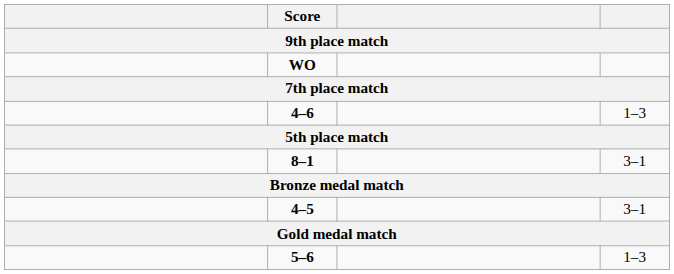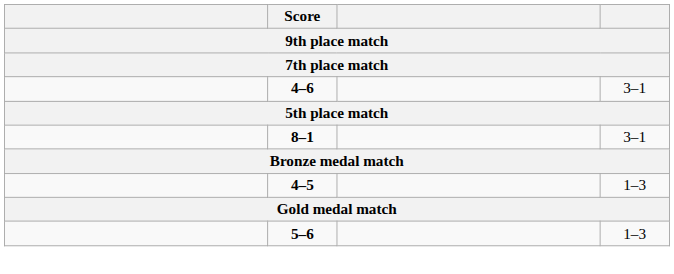- row: (302, 64)
(635, 112) 1–3 -> (635, 88) 3–1
(635, 209) 3–1 -> (635, 185) 1–3
